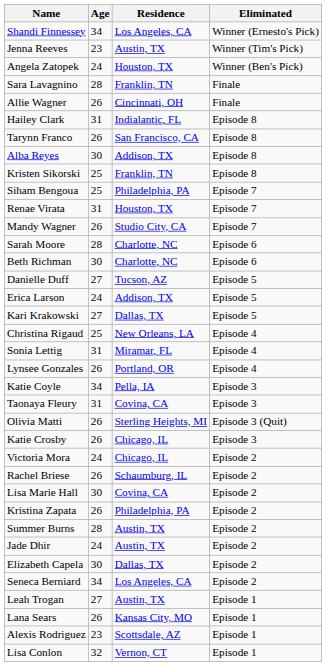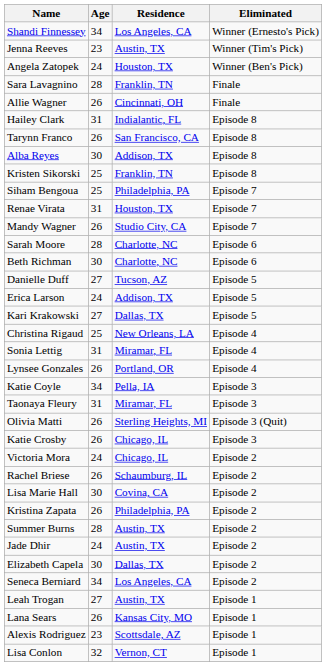(141, 404) Covina, CA -> (143, 404) Miramar, FL
